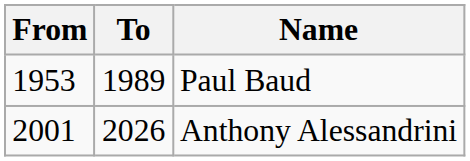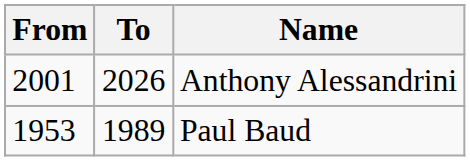rows swapped: (245, 79) <-> (319, 130)
